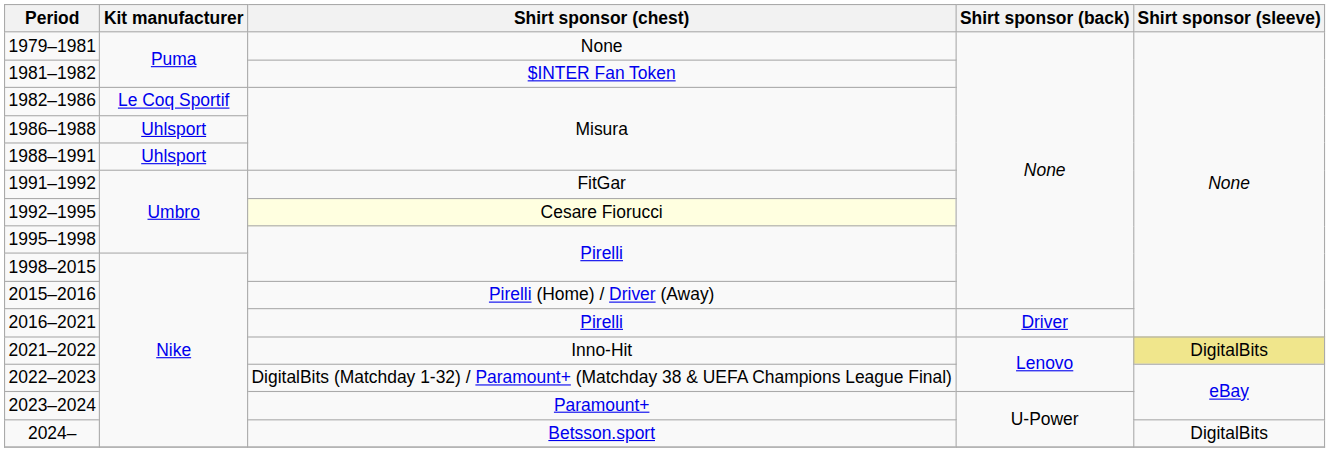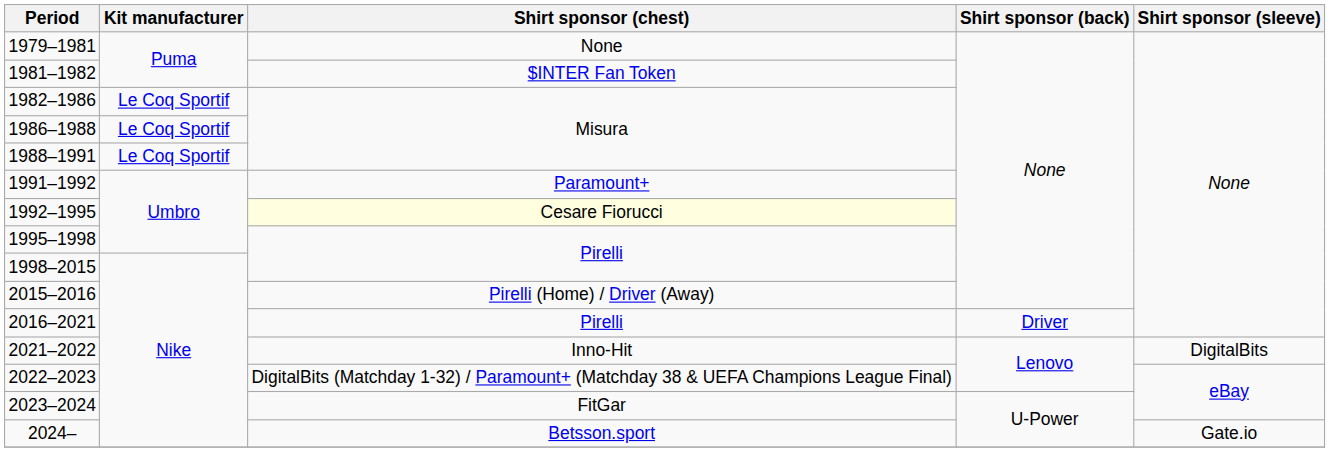(174, 128) Uhlsport -> (174, 128) Le Coq Sportif
(174, 156) Uhlsport -> (174, 156) Le Coq Sportif
(602, 184) FitGar -> (602, 184) Paramount+
(1229, 350) khaki background -> (1229, 350) no background
(602, 405) Paramount+ -> (602, 405) FitGar
(1229, 433) DigitalBits -> (1229, 433) Gate.io
